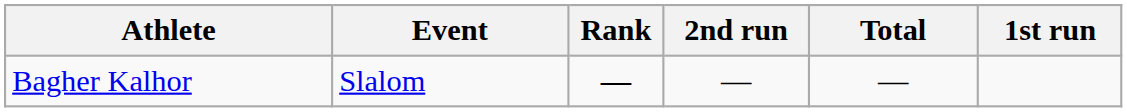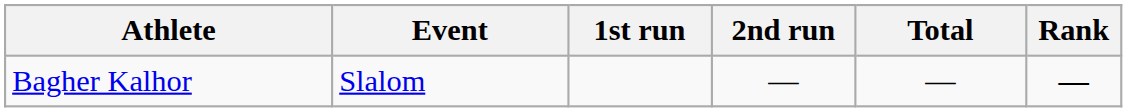columns swapped: (1050, 29) <-> (616, 29)
